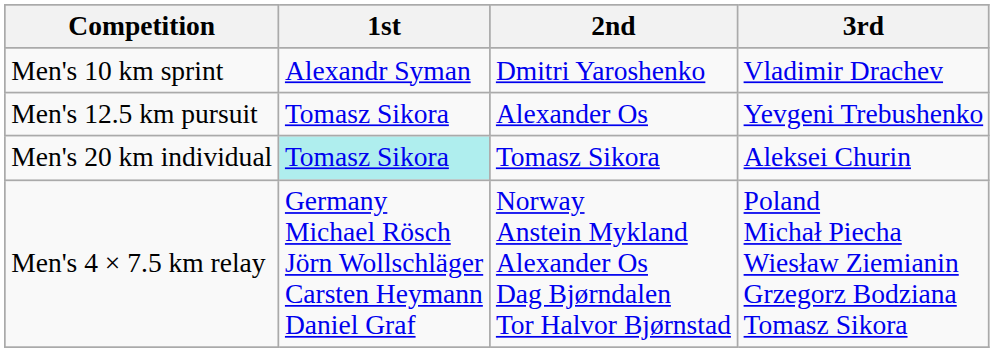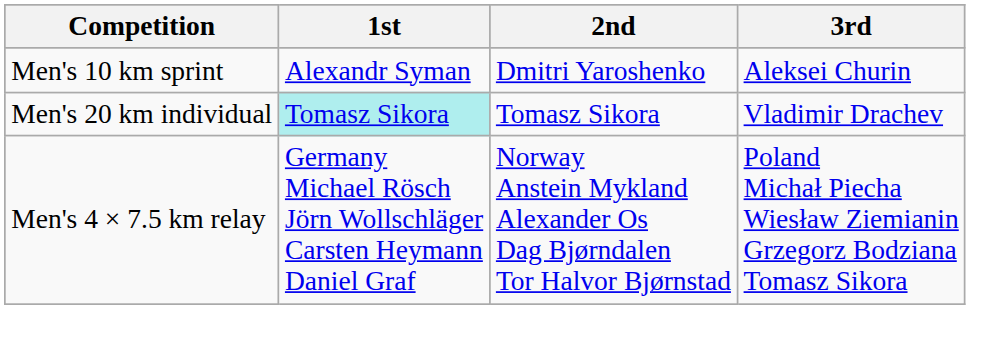(843, 69) Vladimir Drachev -> (827, 69) Aleksei Churin
- row: (134, 113)
(827, 157) Aleksei Churin -> (843, 113) Vladimir Drachev
